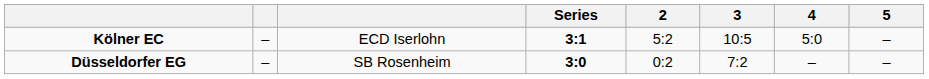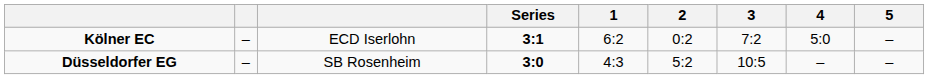+ column: (613, 16)
(663, 39) 5:2 -> (682, 39) 0:2
(737, 39) 10:5 -> (751, 39) 7:2
(663, 62) 0:2 -> (682, 62) 5:2
(737, 62) 7:2 -> (751, 62) 10:5
